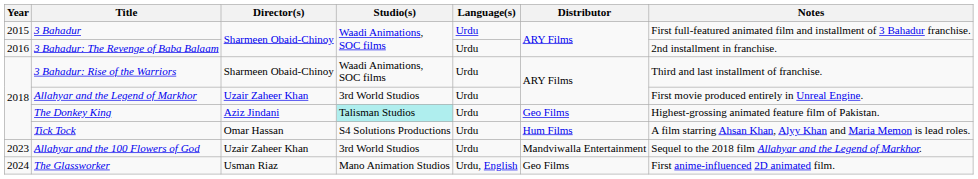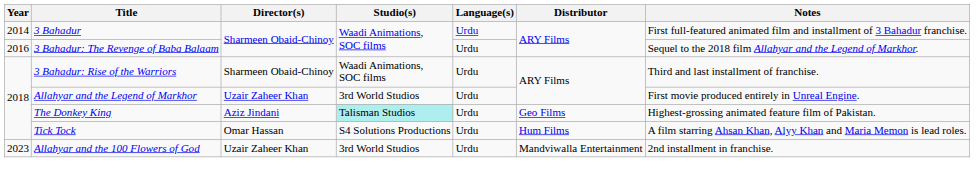(18, 30) 2015 -> (18, 30) 2014
(714, 48) 2nd installment in franchise. -> (783, 48) Sequel to the 2018 film Allahyar and the Legend of Markhor.
(787, 148) Sequel to the 2018 film Allahyar and the Legend of Markhor. -> (710, 148) 2nd installment in franchise.
- row: (72, 165)
